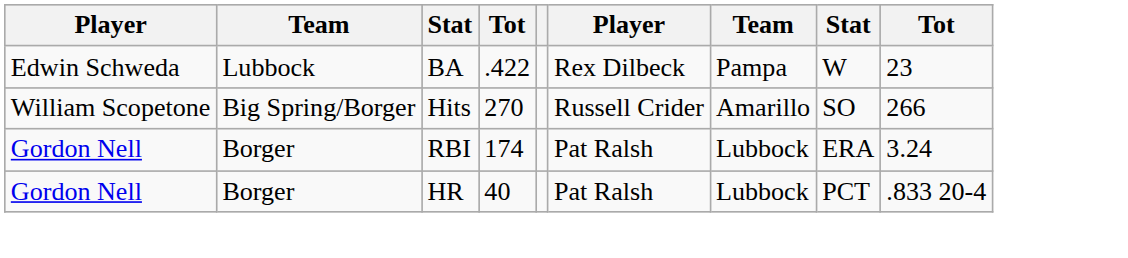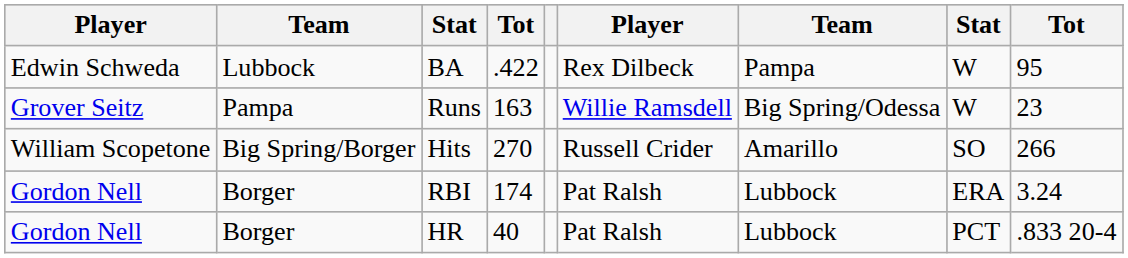(899, 66) 23 -> (1029, 66) 95
+ row: (454, 107)
